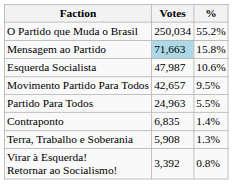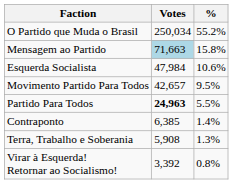(170, 67) 47,987 -> (170, 67) 47,984
(170, 103) normal -> (170, 103) bold
(167, 121) 6,835 -> (167, 121) 6,385
